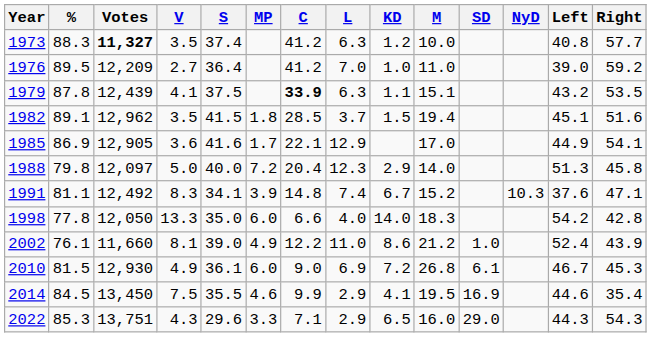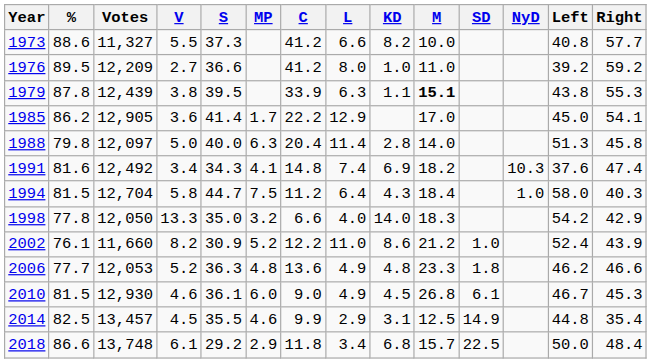(71, 42) 88.3 -> (71, 42) 88.6
(125, 42) bold -> (125, 42) normal
(184, 42) 3.5 -> (184, 42) 5.5
(223, 42) 37.4 -> (223, 42) 37.3
(352, 42) 6.3 -> (352, 42) 6.6
(397, 42) 1.2 -> (397, 42) 8.2
(223, 68) 36.4 -> (223, 68) 36.6
(352, 68) 7.0 -> (352, 68) 8.0
(570, 68) 39.0 -> (570, 68) 39.2
(184, 93) 4.1 -> (184, 93) 3.8
(223, 93) 37.5 -> (223, 93) 39.5
(303, 93) bold -> (303, 93) normal
(437, 93) normal -> (437, 93) bold
(570, 93) 43.2 -> (570, 93) 43.8
(624, 93) 53.5 -> (624, 93) 55.3
- row: (27, 118)
(71, 143) 86.9 -> (71, 118) 86.2
(223, 143) 41.6 -> (223, 118) 41.4
(303, 143) 22.1 -> (303, 118) 22.2
(570, 143) 44.9 -> (570, 118) 45.0
(263, 168) 7.2 -> (263, 143) 6.3
(348, 168) 12.3 -> (348, 143) 11.4
(397, 168) 2.9 -> (397, 143) 2.8
(71, 194) 81.1 -> (71, 168) 81.6
(184, 194) 8.3 -> (184, 168) 3.4
(223, 194) 34.1 -> (223, 168) 34.3
(263, 194) 3.9 -> (263, 168) 4.1
(397, 194) 6.7 -> (397, 168) 6.9
(437, 194) 15.2 -> (437, 168) 18.2
(624, 194) 47.1 -> (624, 168) 47.4
+ row: (27, 194)
(263, 219) 6.0 -> (263, 219) 3.2
(624, 219) 42.8 -> (624, 219) 42.9
(184, 244) 8.1 -> (184, 244) 8.2
(223, 244) 39.0 -> (223, 244) 30.9
(263, 244) 4.9 -> (263, 244) 5.2
+ row: (27, 269)
(184, 269) 4.9 -> (184, 295) 4.6
(352, 269) 6.9 -> (352, 295) 4.9
(397, 269) 7.2 -> (397, 295) 4.5
(71, 295) 84.5 -> (71, 320) 82.5
(125, 295) 13,450 -> (125, 320) 13,457
(184, 295) 7.5 -> (184, 320) 4.5
(397, 295) 4.1 -> (397, 320) 3.1
(437, 295) 19.5 -> (437, 320) 12.5
(481, 295) 16.9 -> (481, 320) 14.9
(570, 295) 44.6 -> (570, 320) 44.8
+ row: (27, 345)
- row: (27, 320)
